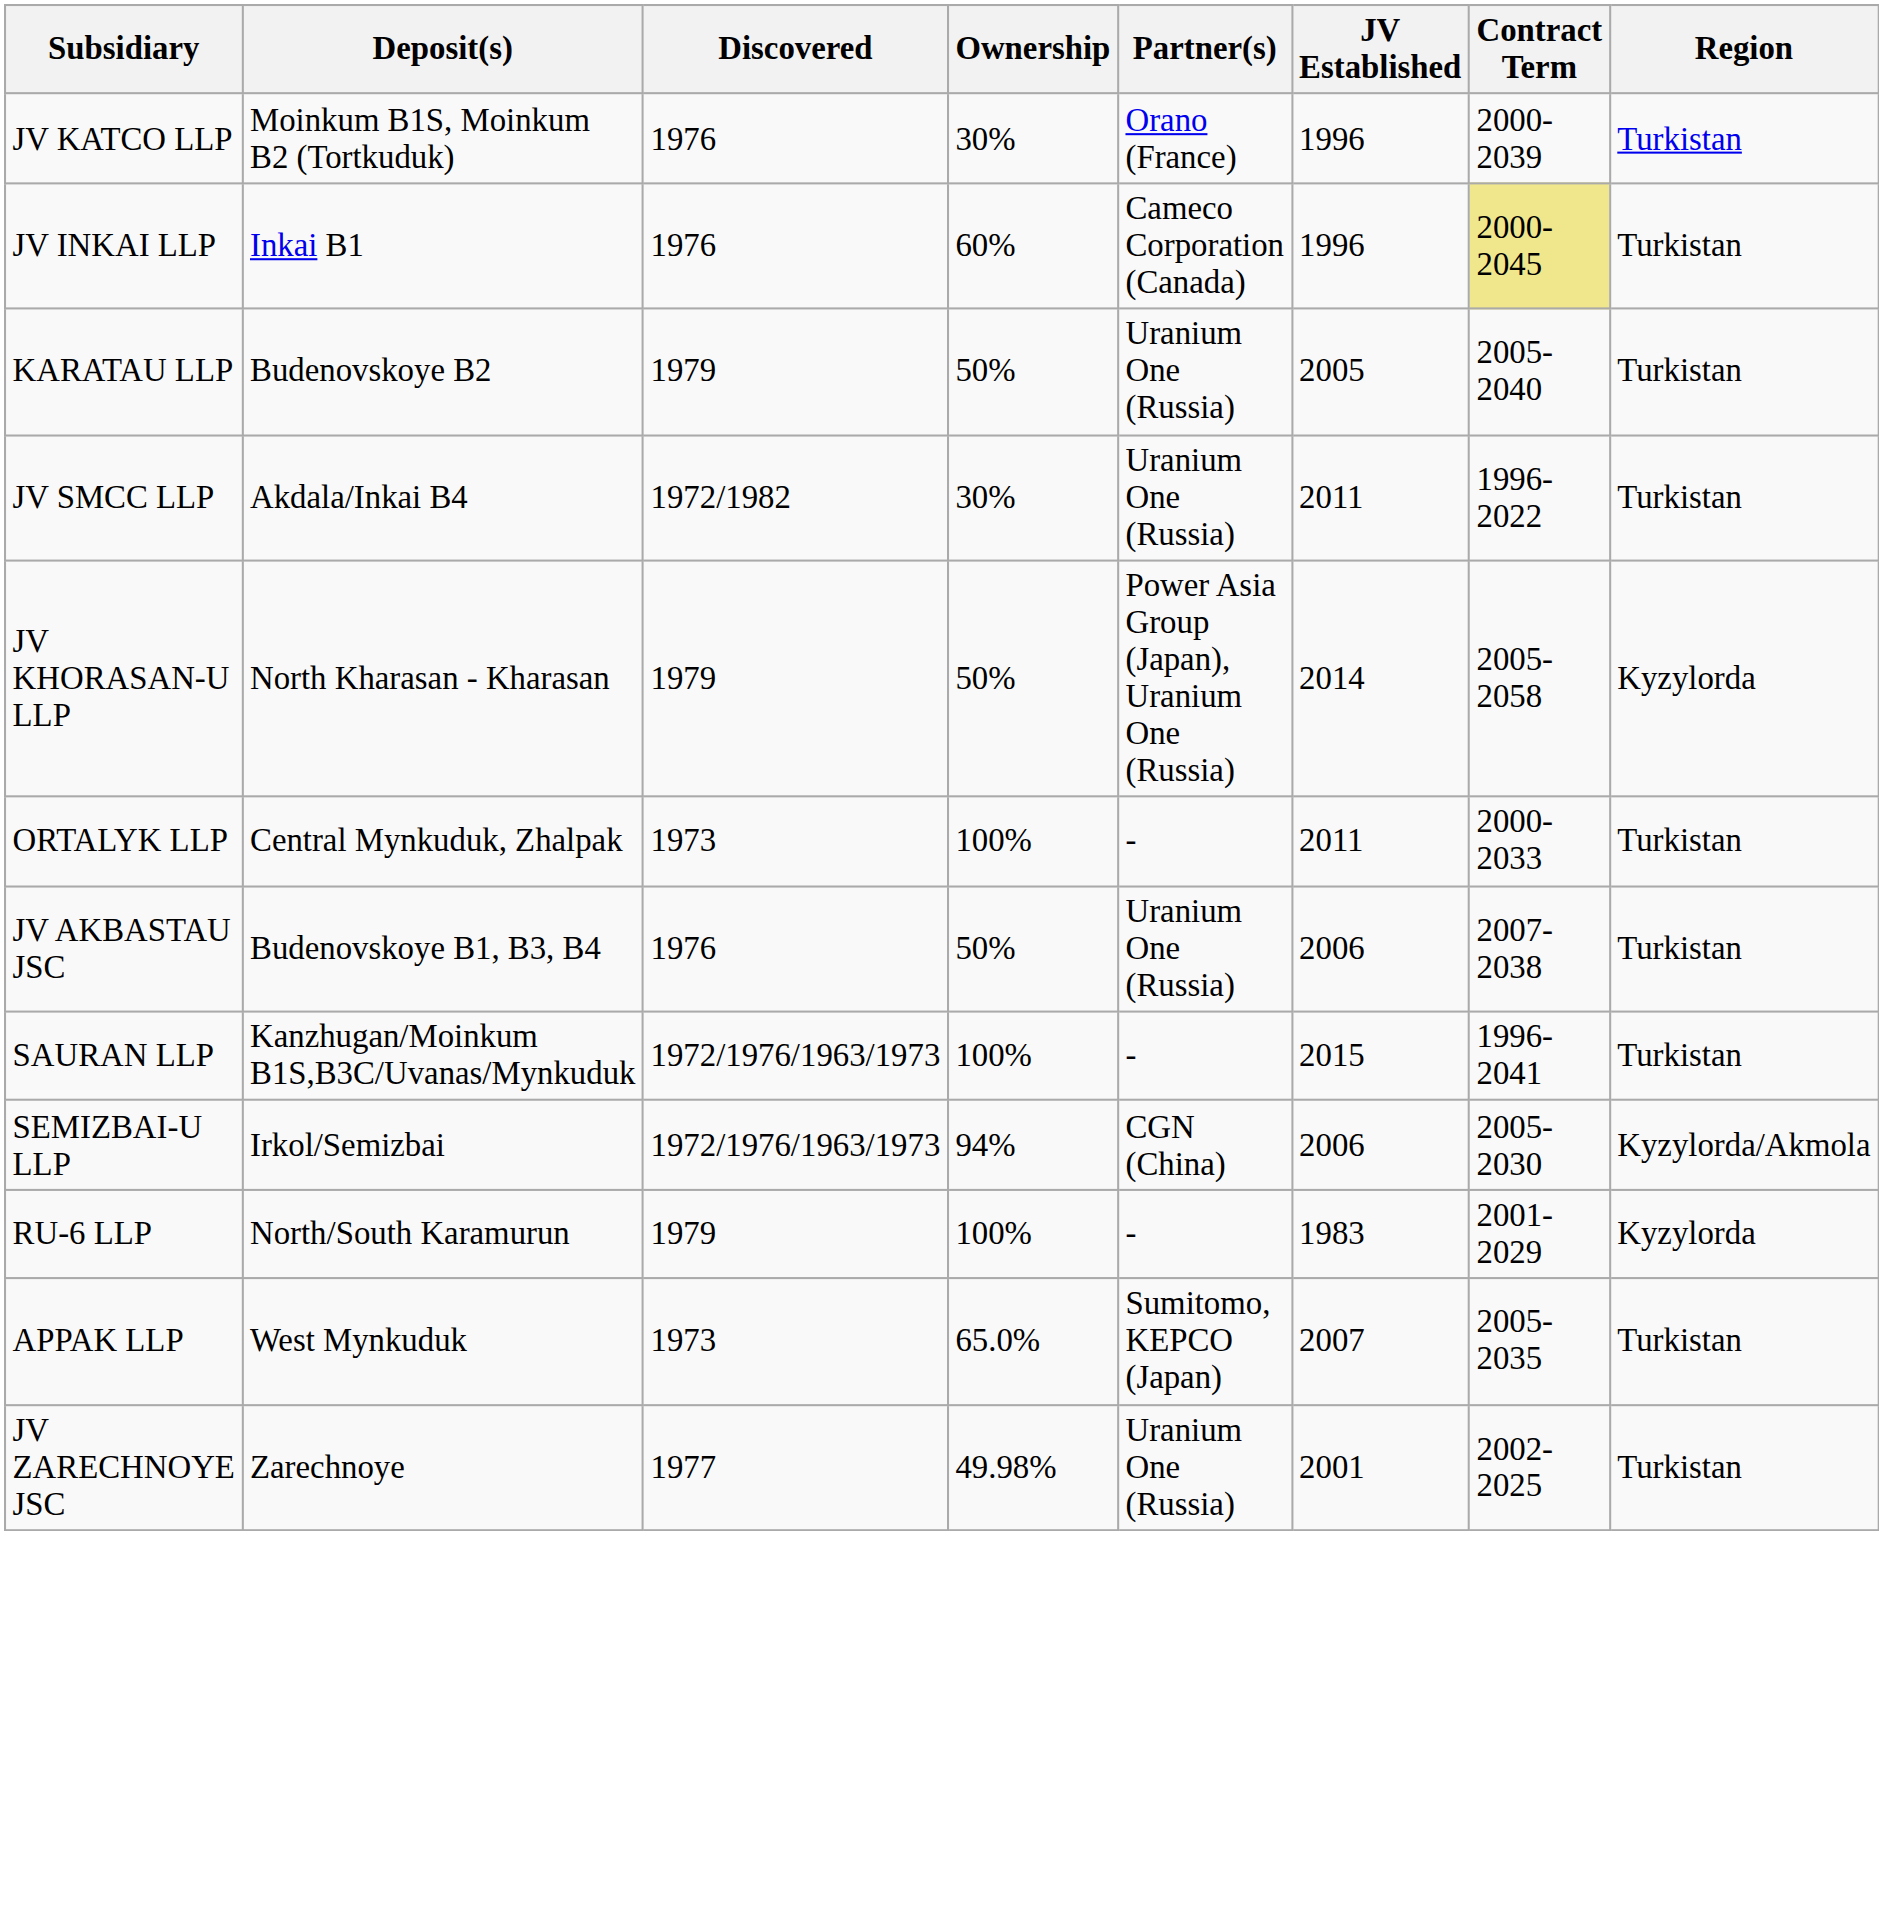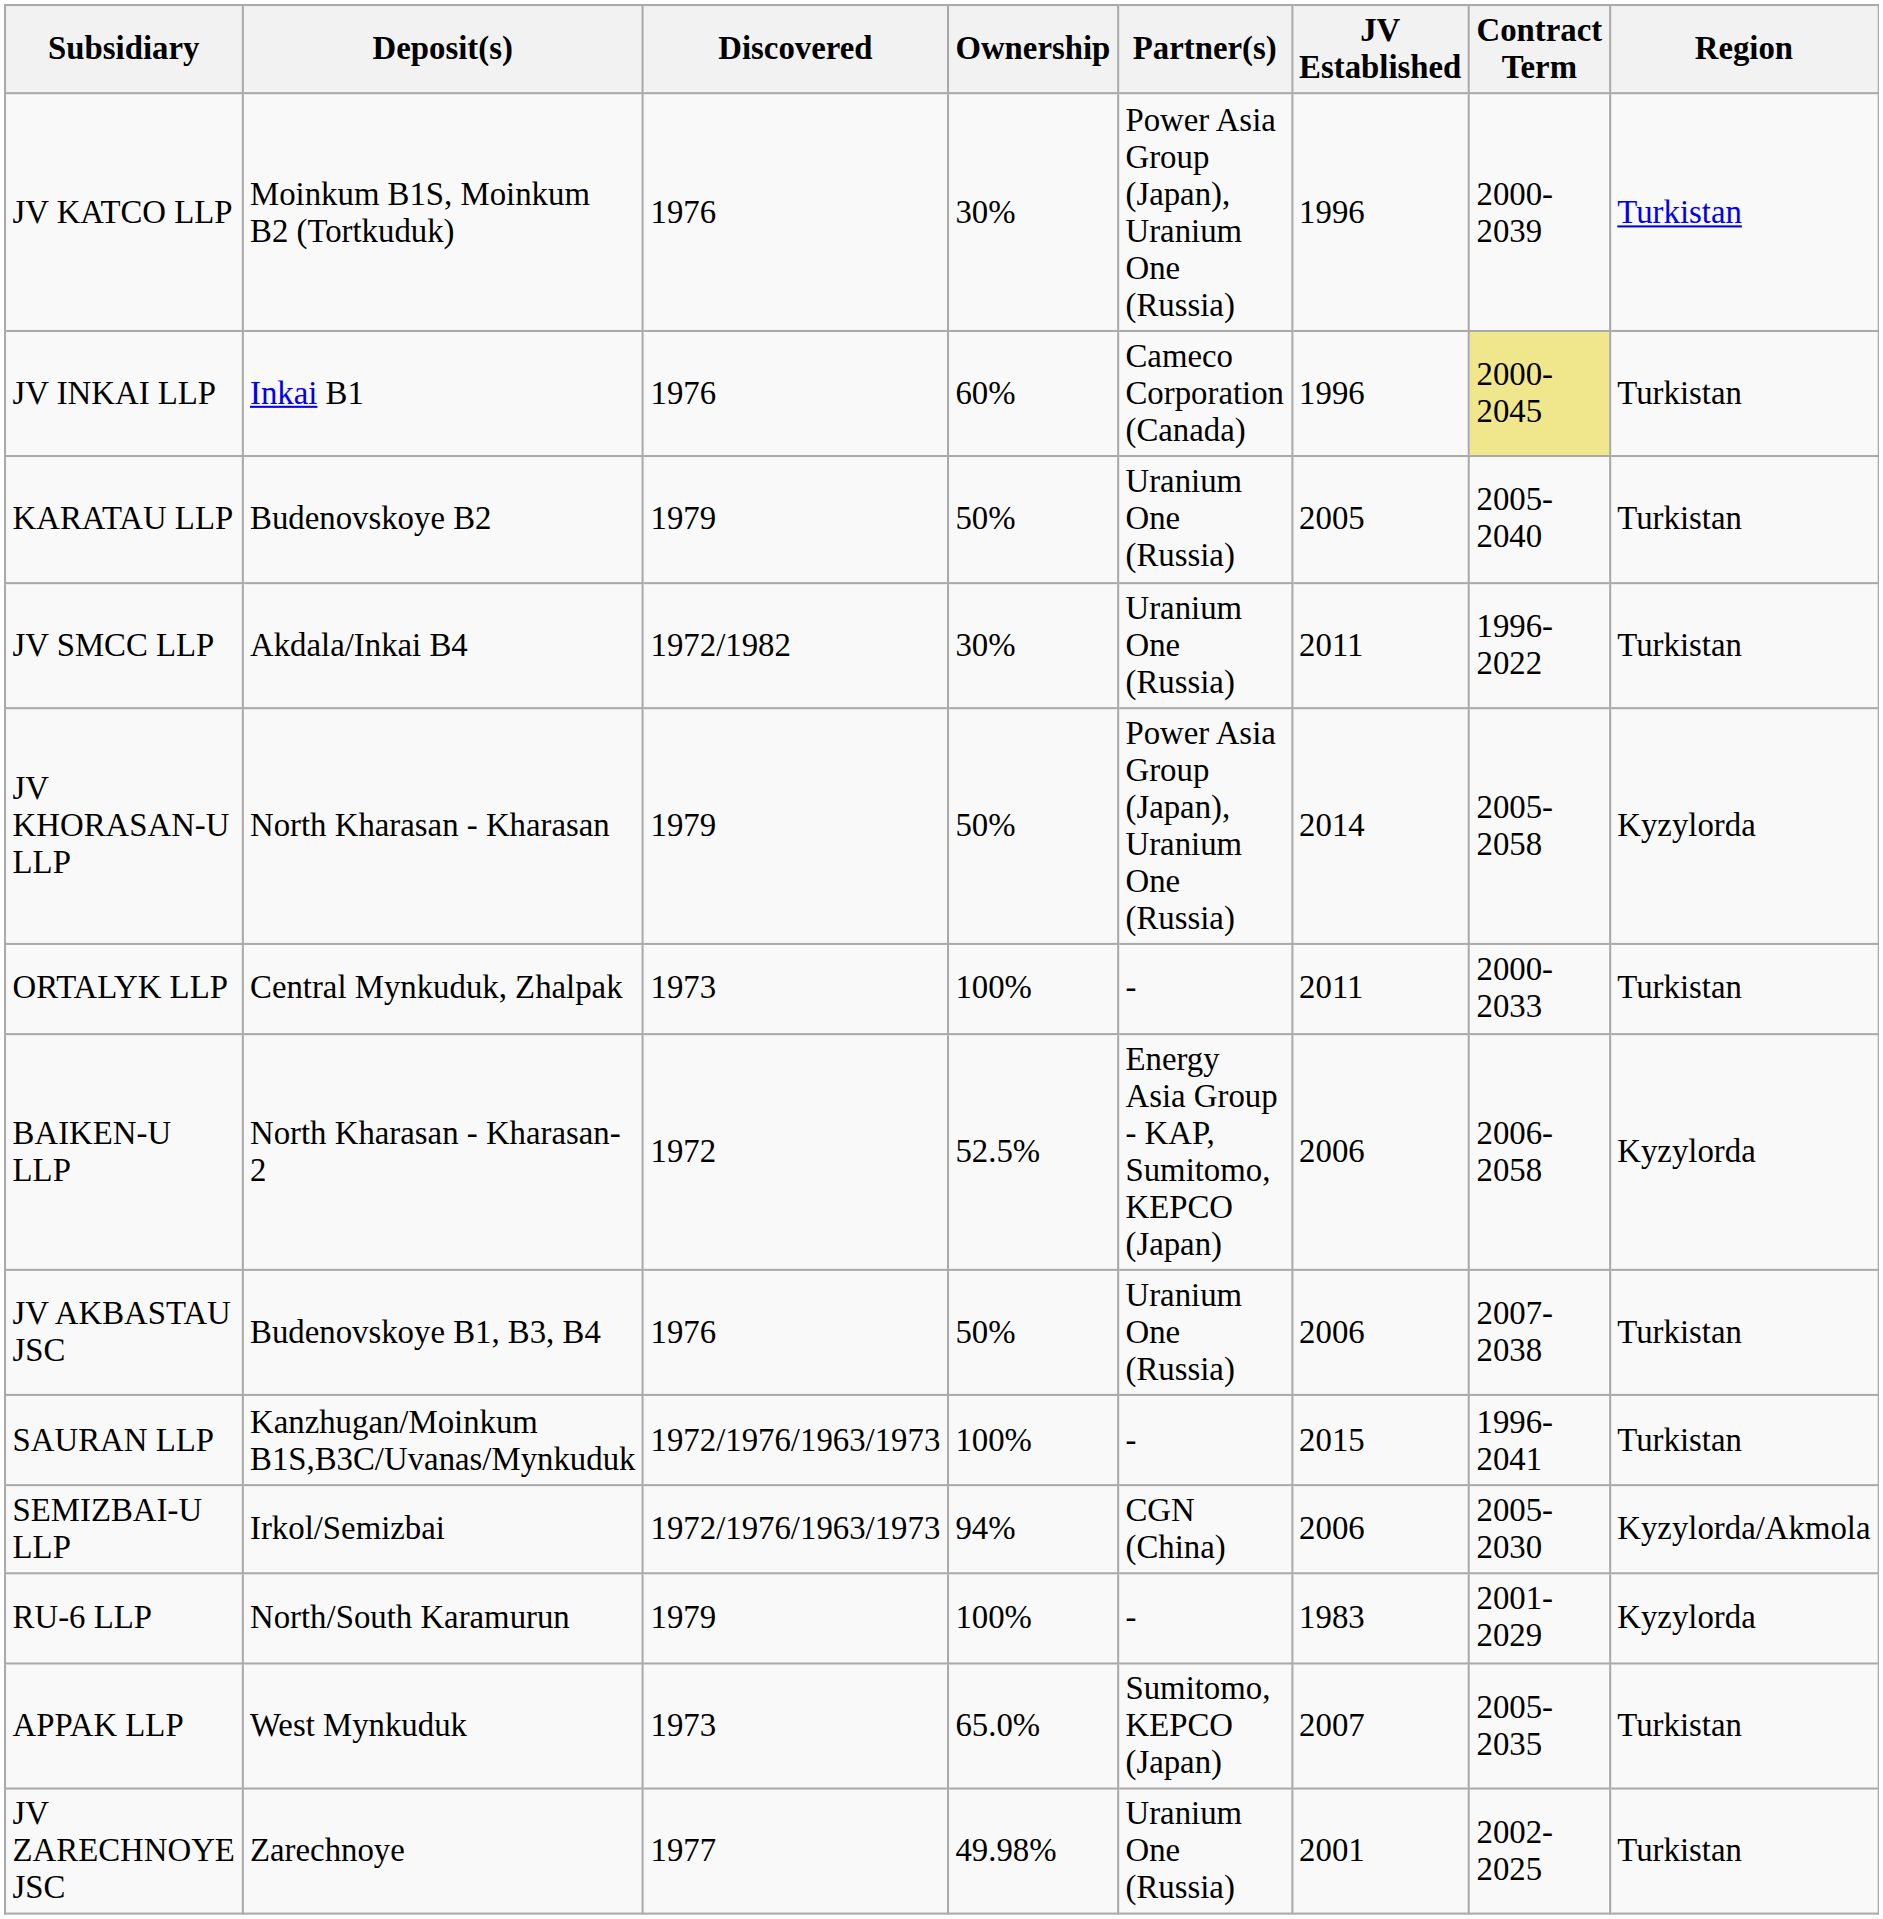(1181, 137) Orano (France) -> (1201, 211) Power Asia Group (Japan), Uranium One (Russia)
+ row: (92, 1151)
